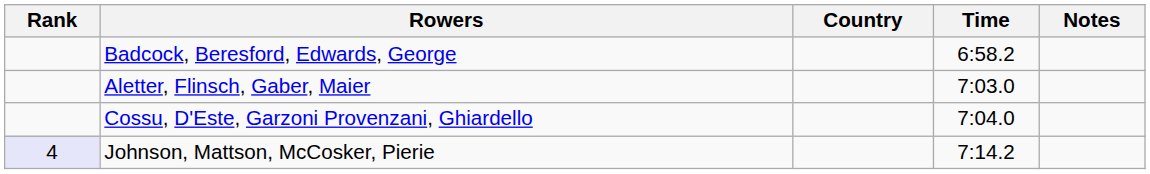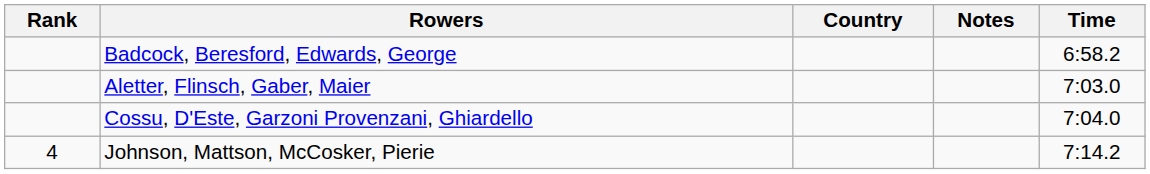columns swapped: (986, 20) <-> (1092, 20)
(52, 151) lavender background -> (52, 151) no background
